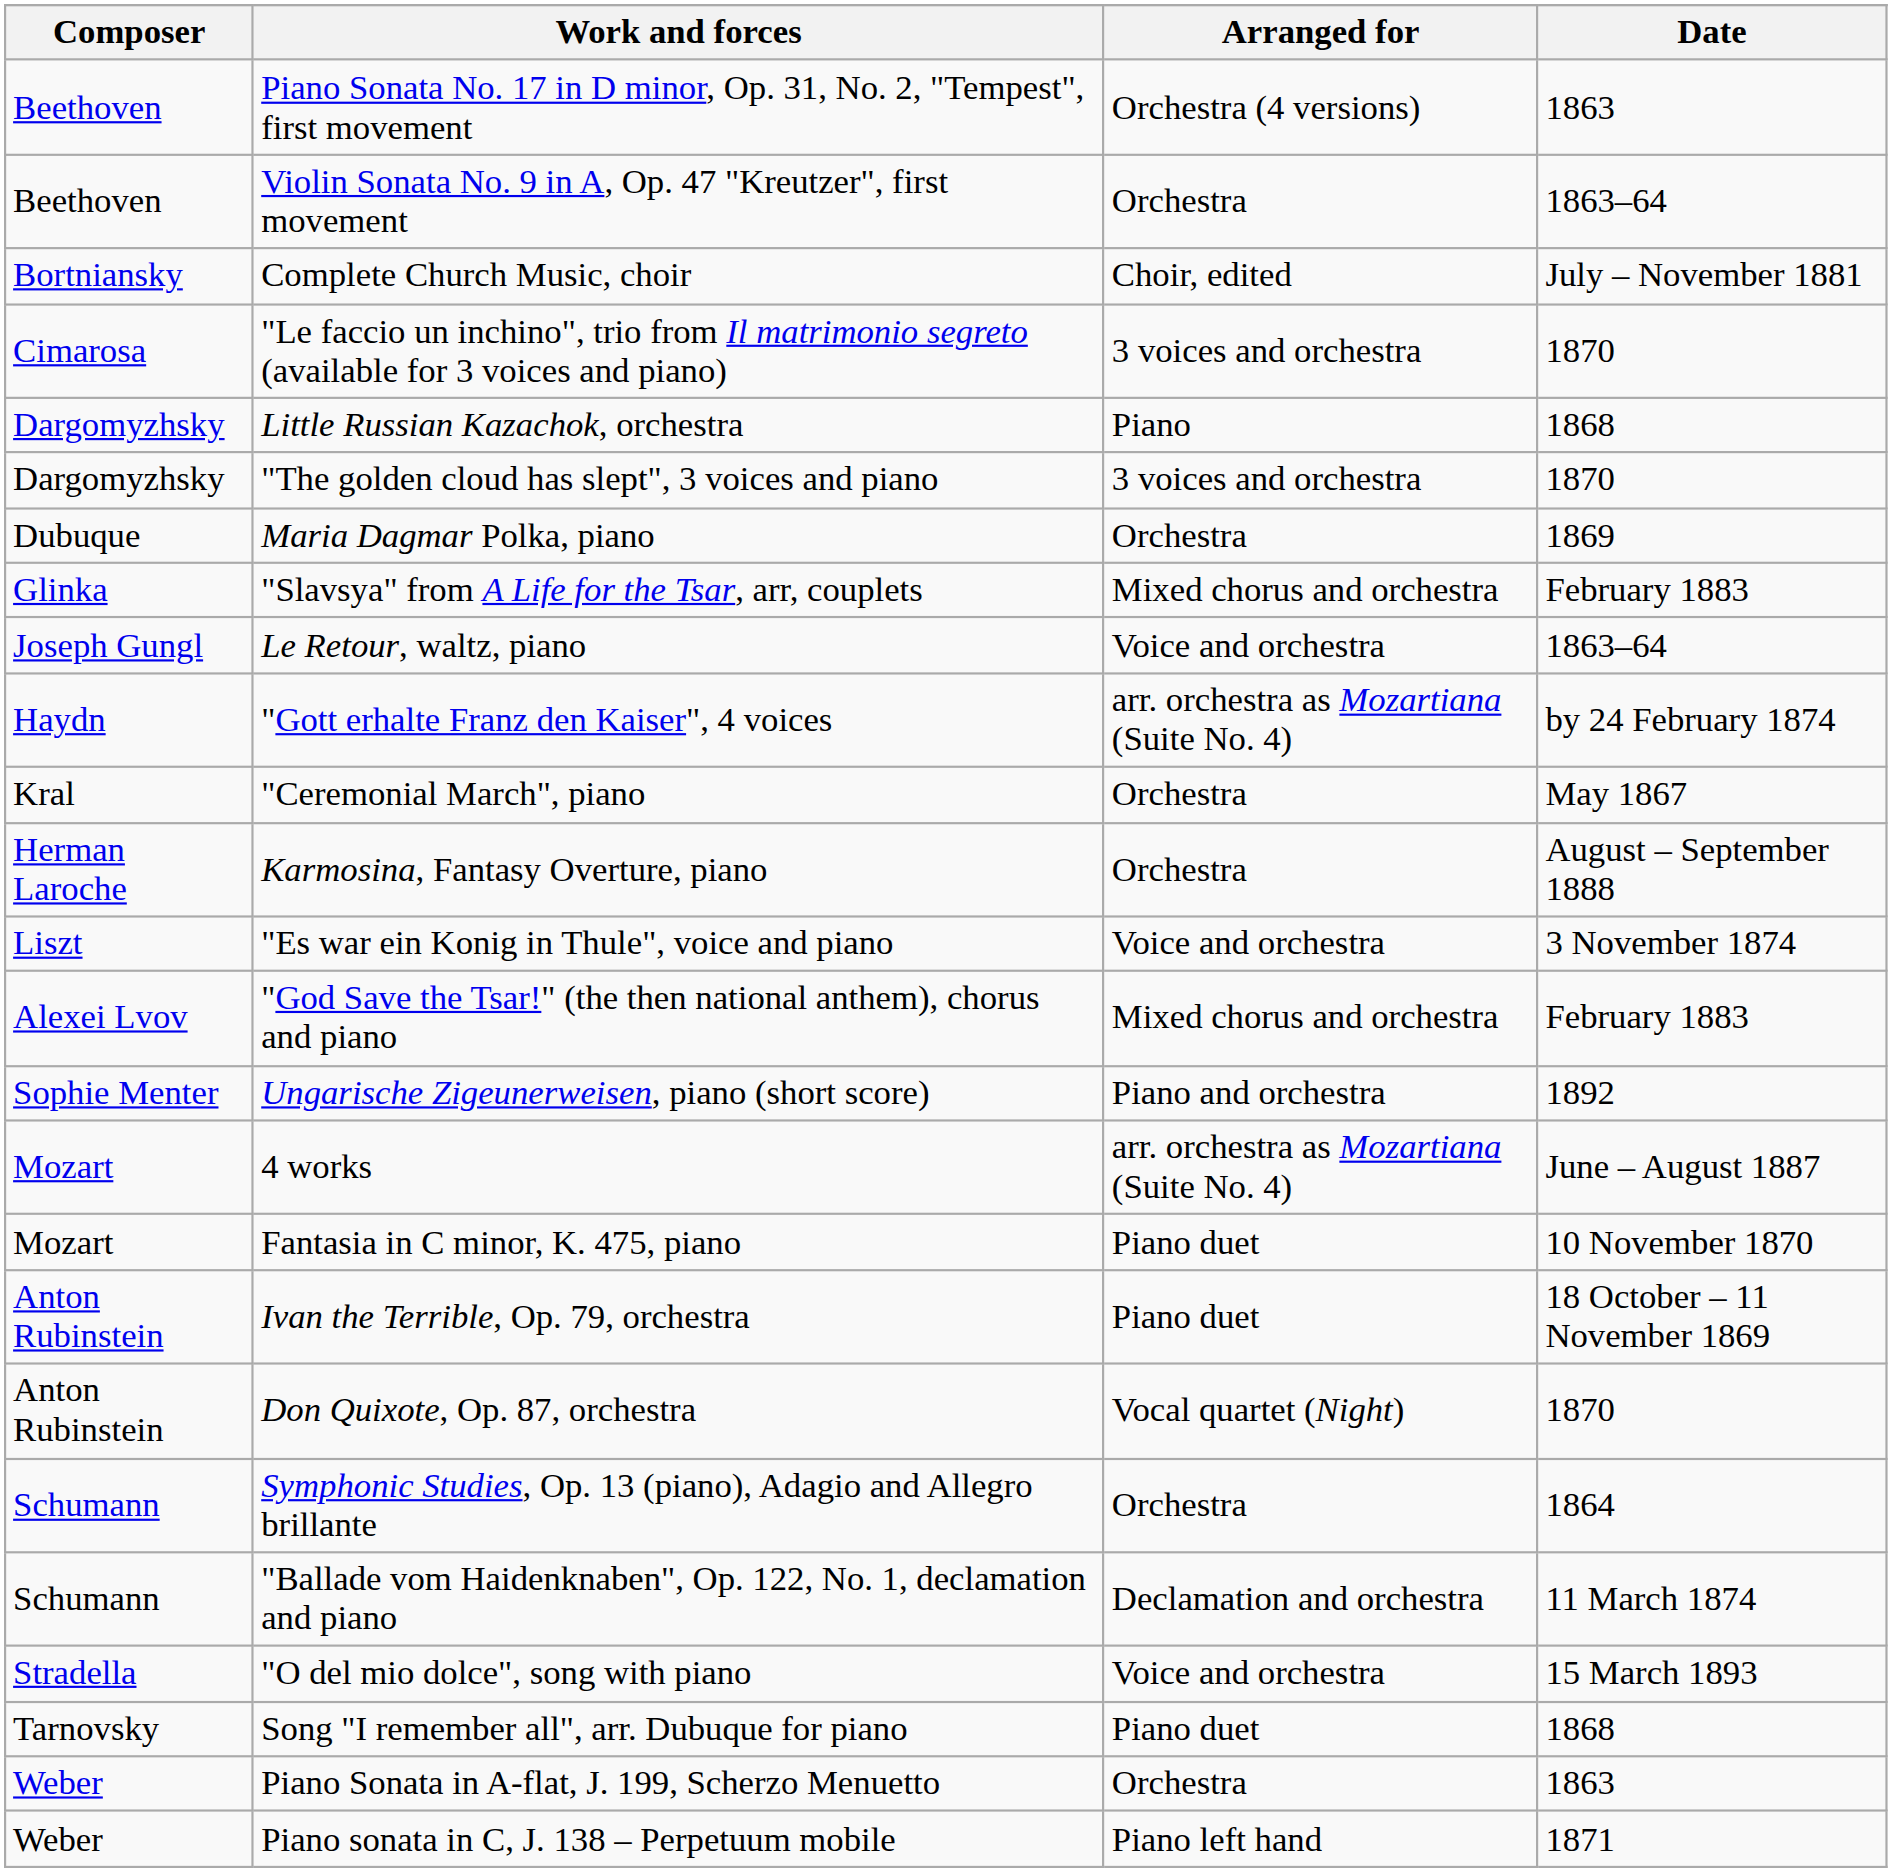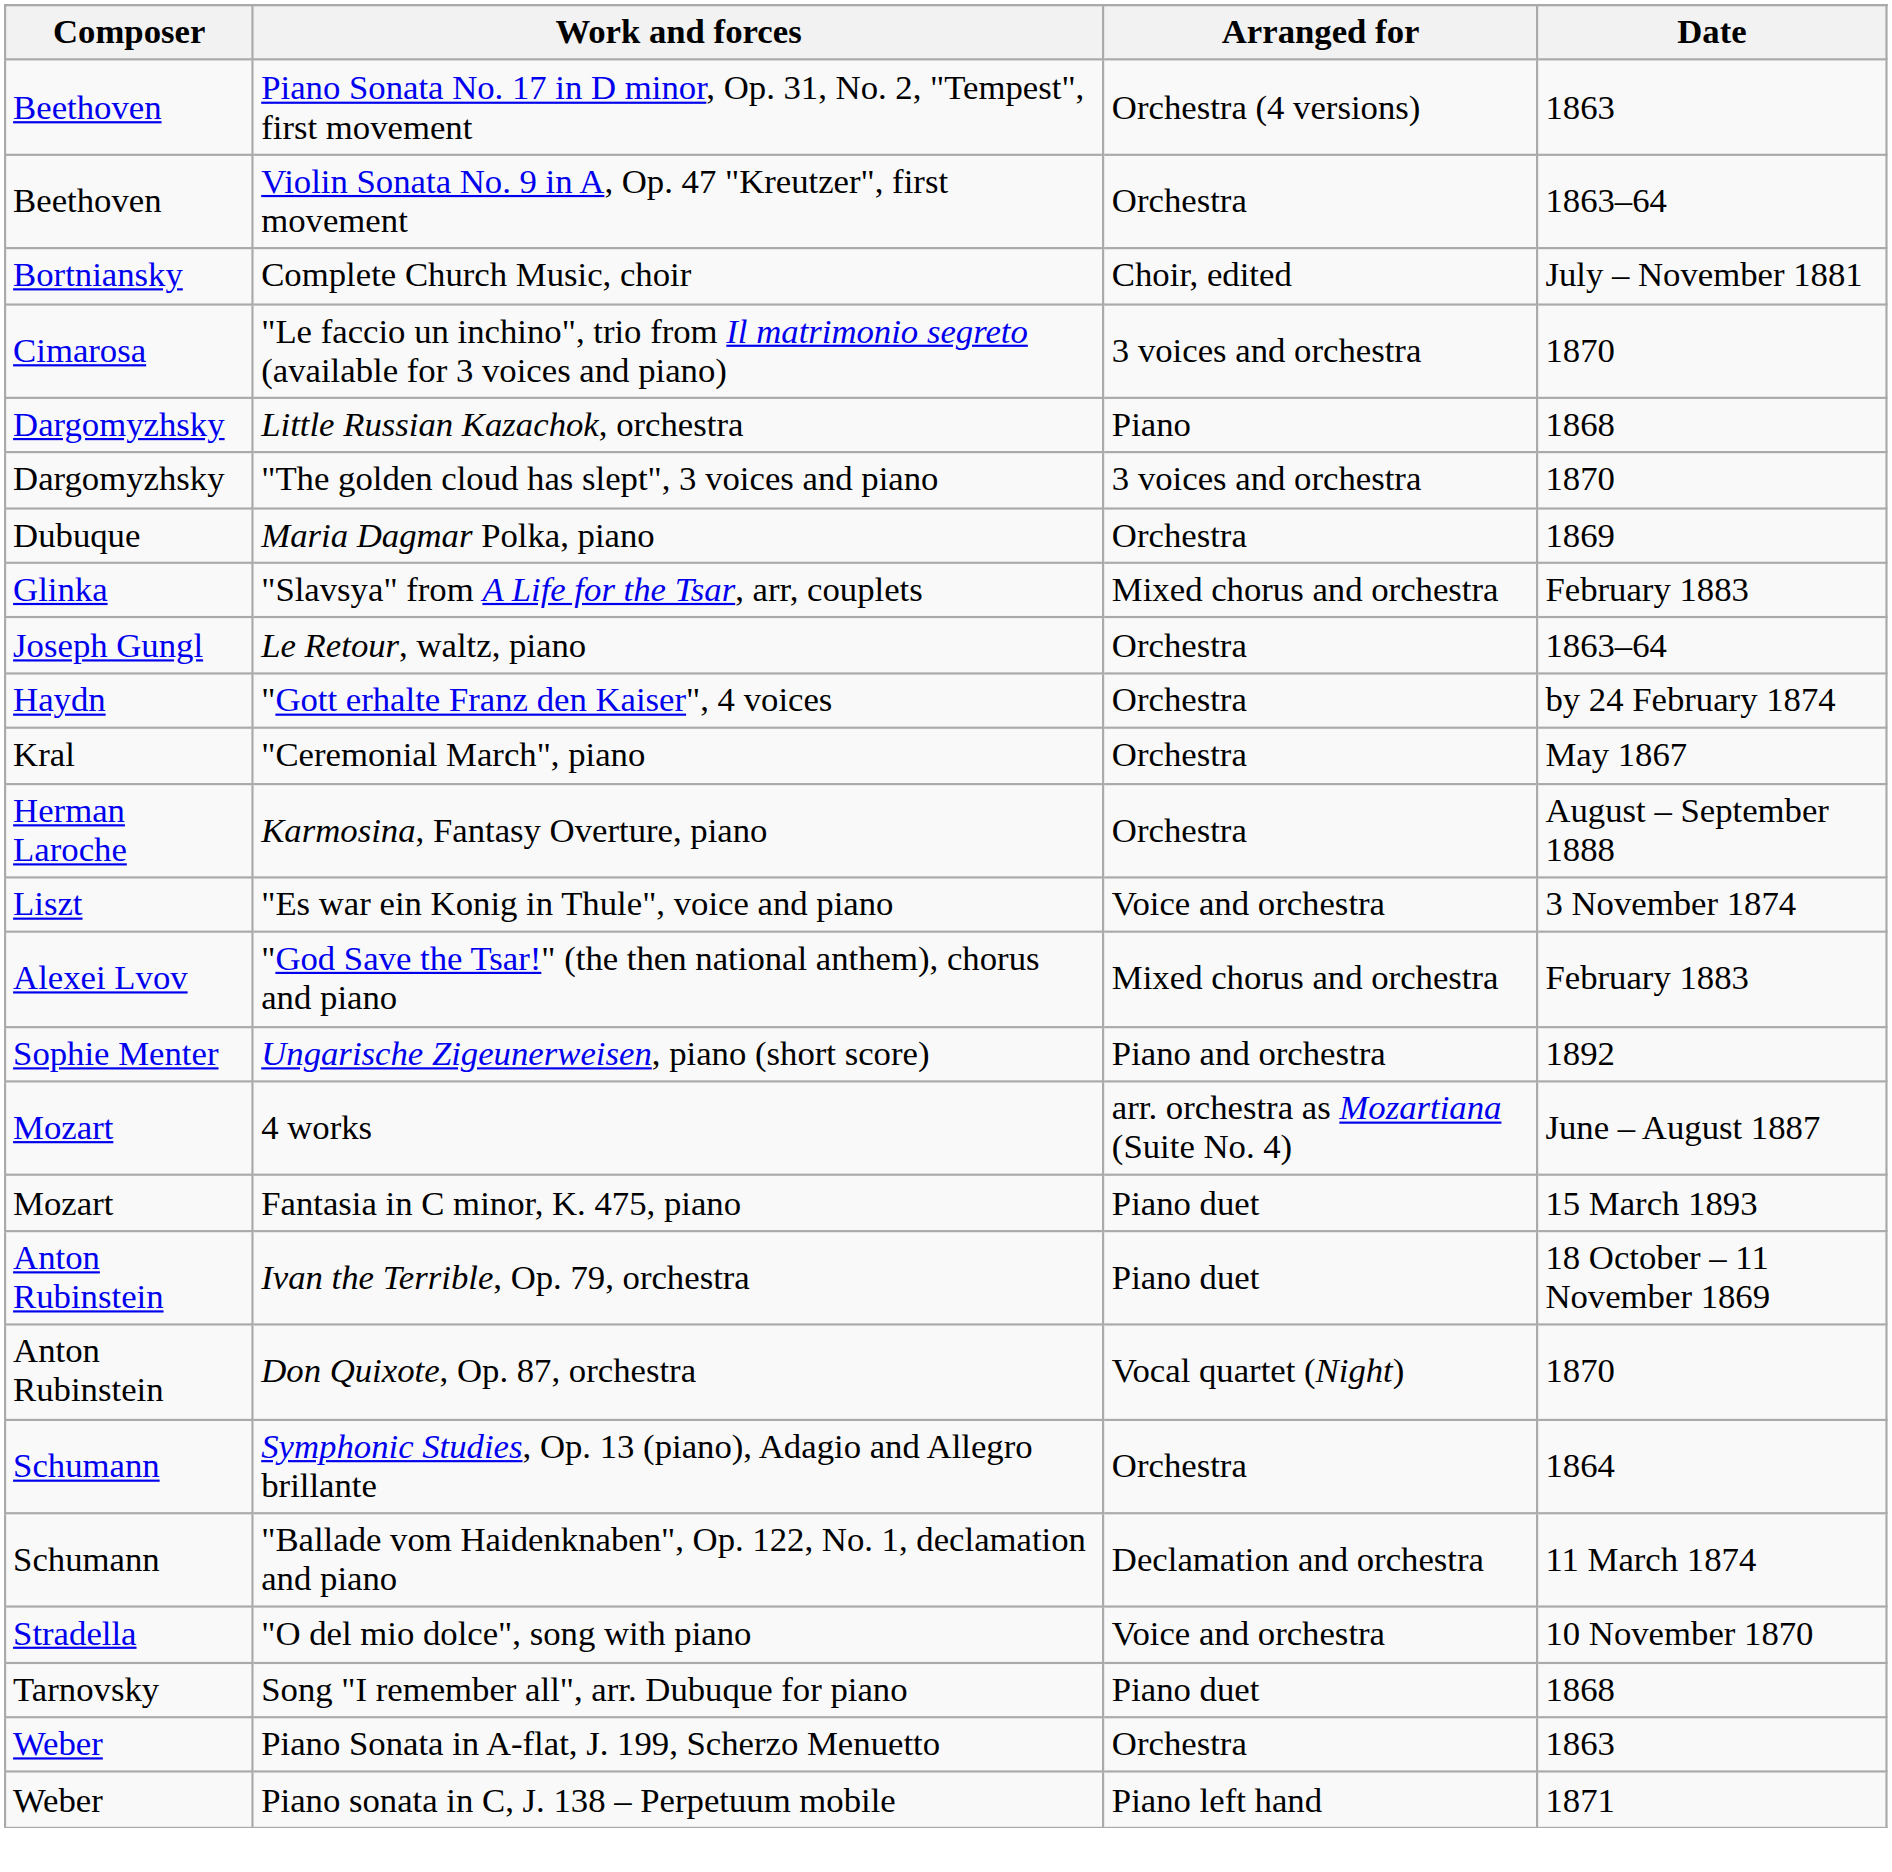(1248, 644) Voice and orchestra -> (1179, 644) Orchestra
(1307, 719) arr. orchestra as Mozartiana (Suite No. 4) -> (1179, 699) Orchestra
(1679, 1241) 10 November 1870 -> (1651, 1202) 15 March 1893
(1651, 1673) 15 March 1893 -> (1679, 1634) 10 November 1870
